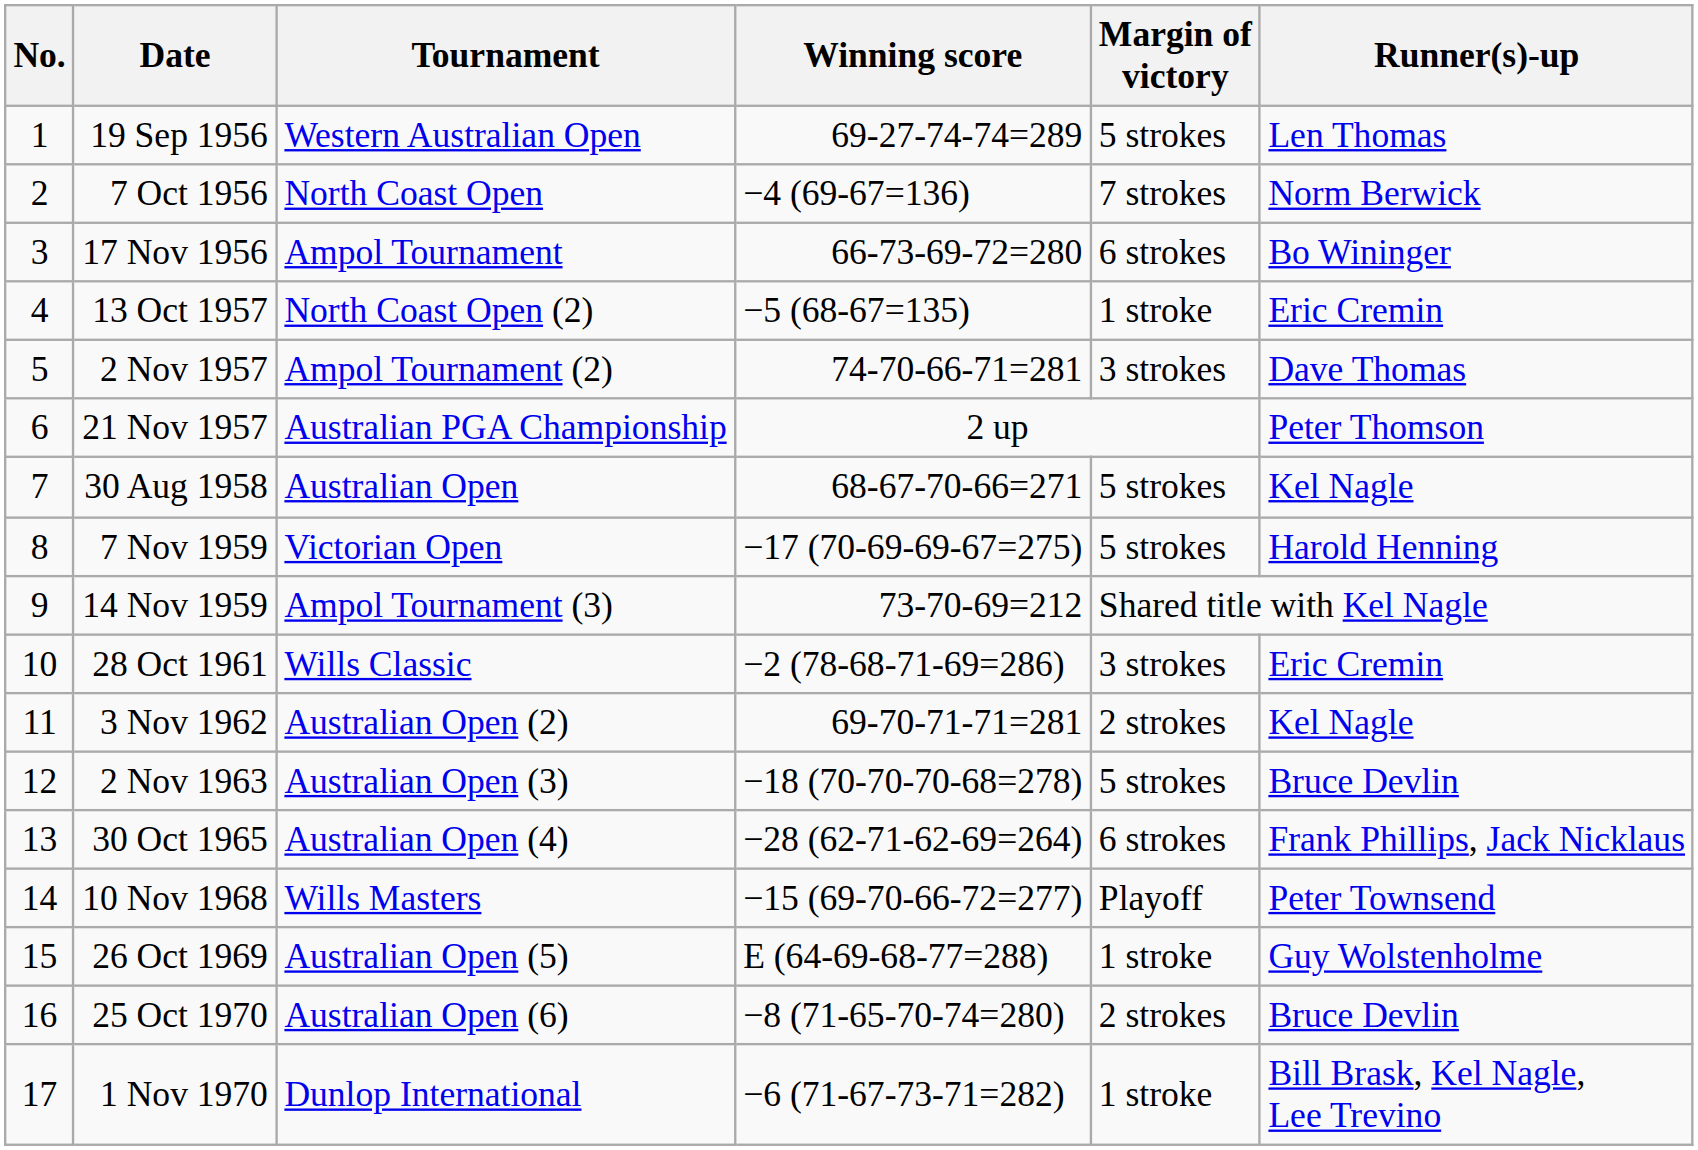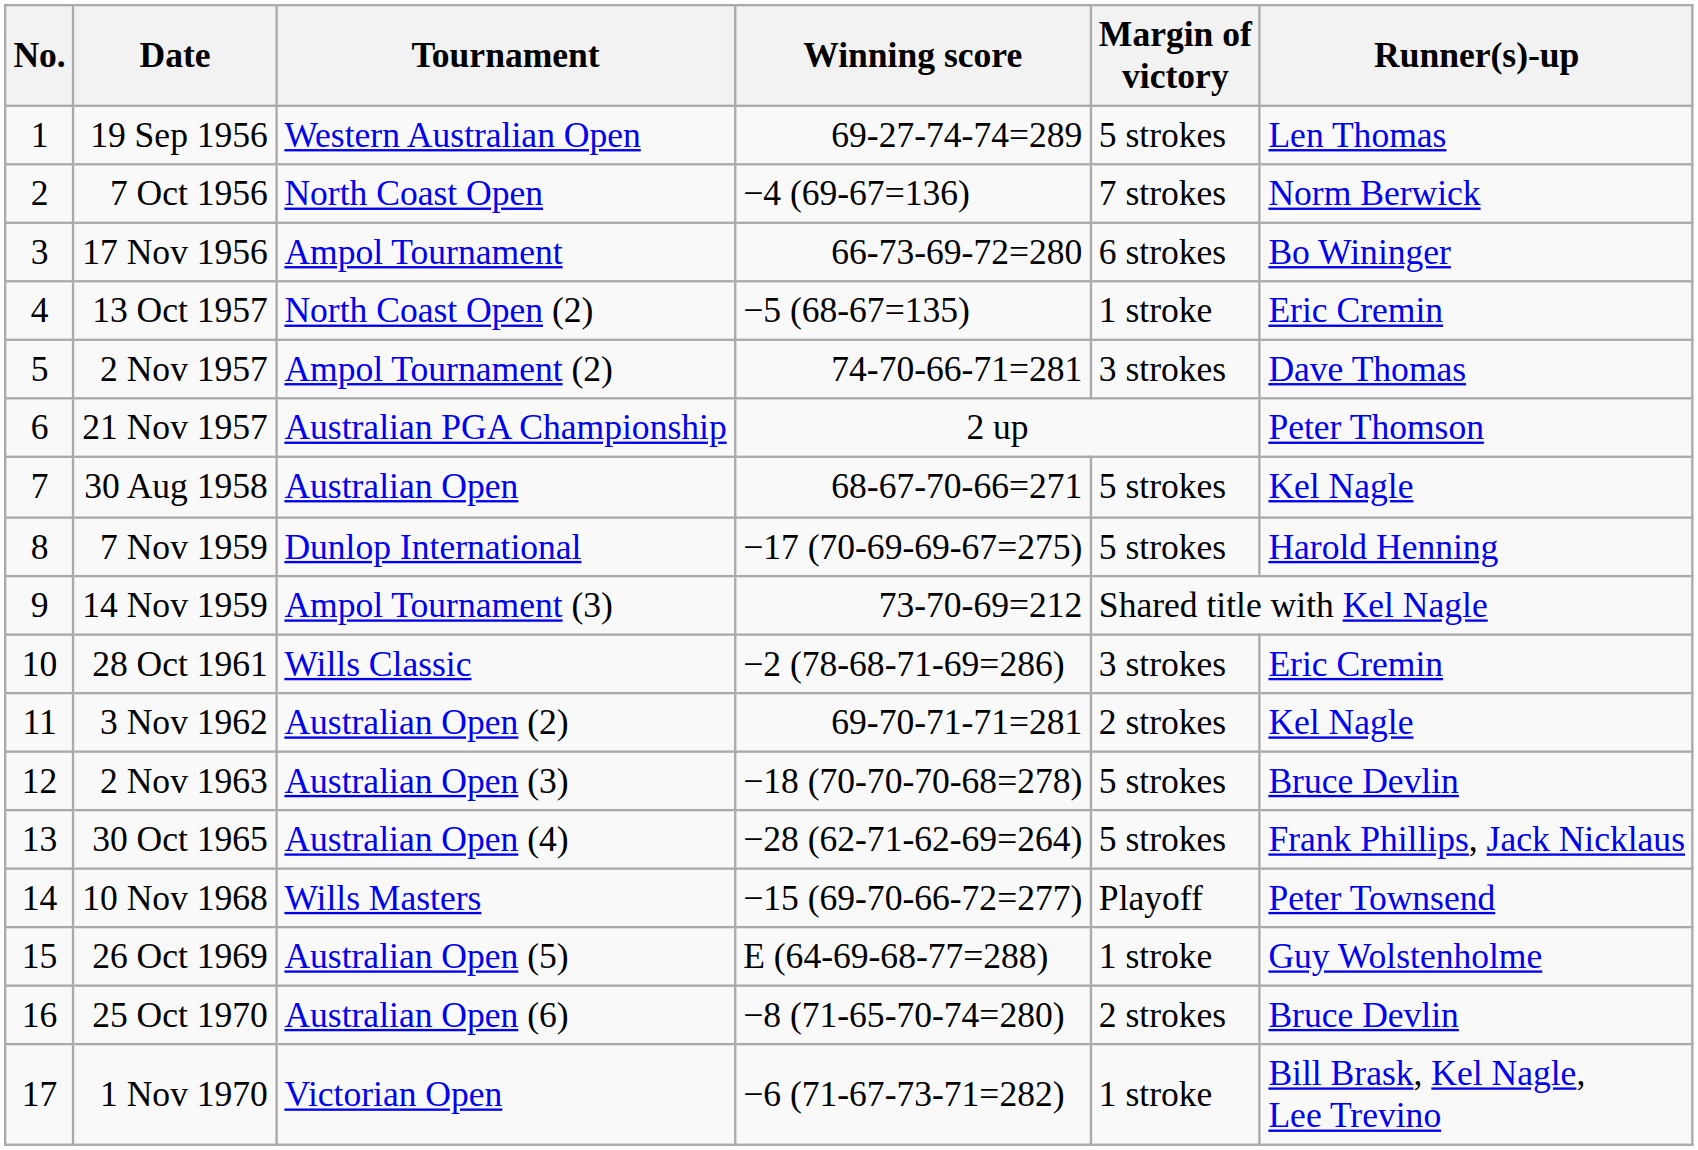(393, 545) Victorian Open -> (433, 545) Dunlop International
(1163, 838) 6 strokes -> (1163, 838) 5 strokes
(433, 1094) Dunlop International -> (393, 1094) Victorian Open
